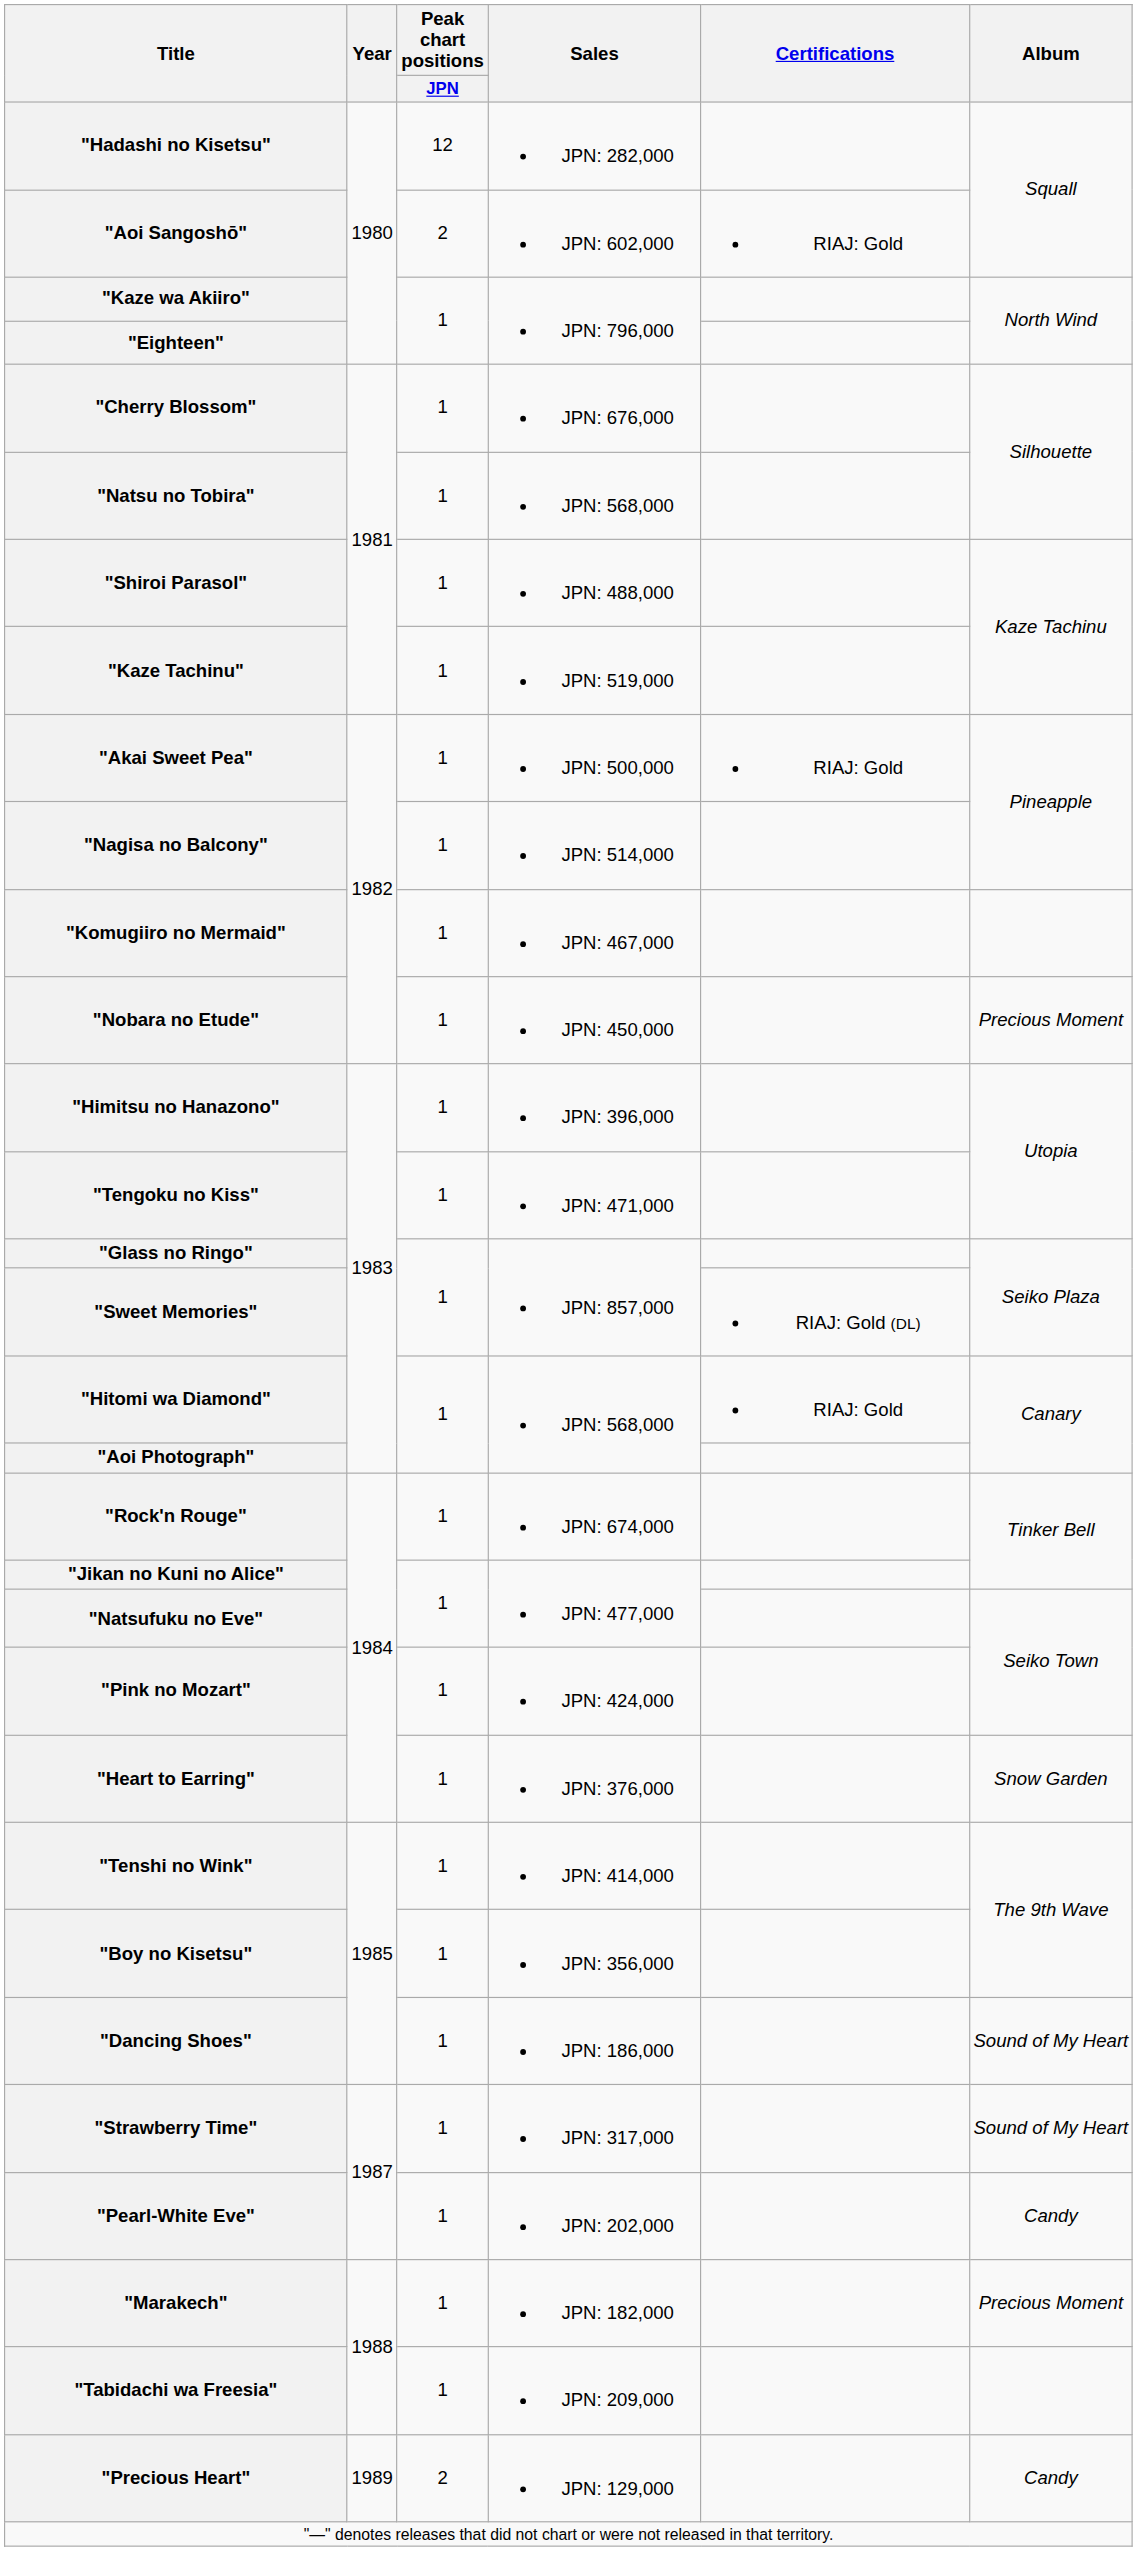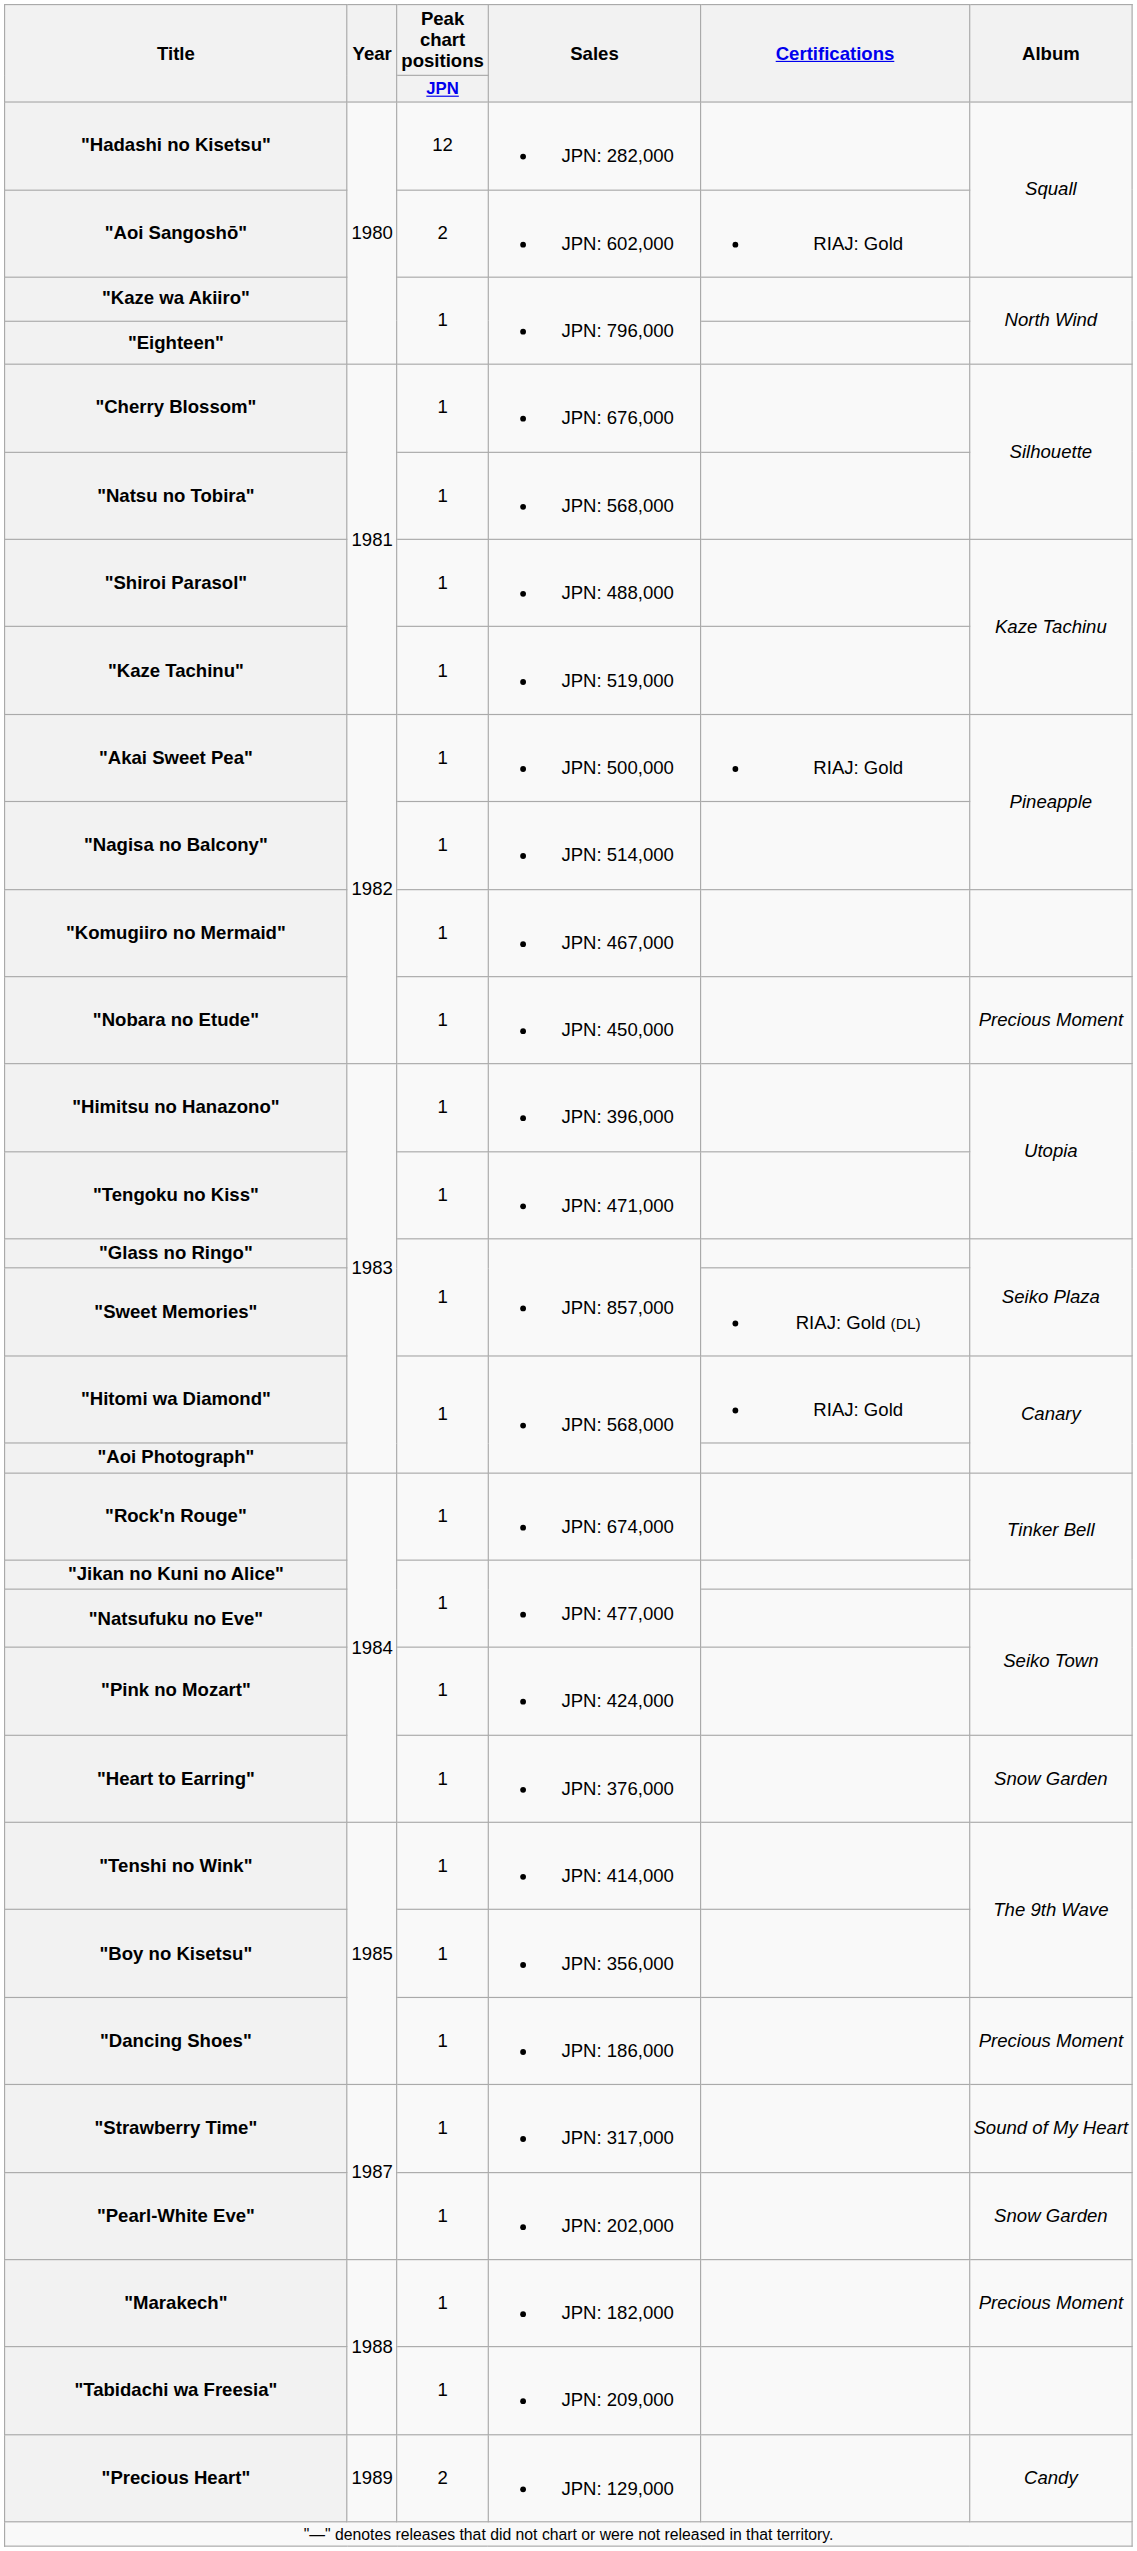(1051, 2040) Sound of My Heart -> (1051, 2040) Precious Moment
(1051, 2215) Candy -> (1051, 2215) Snow Garden
